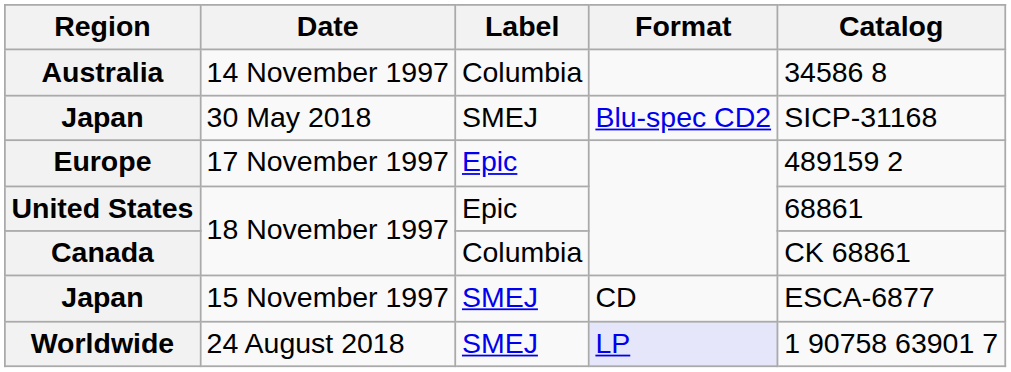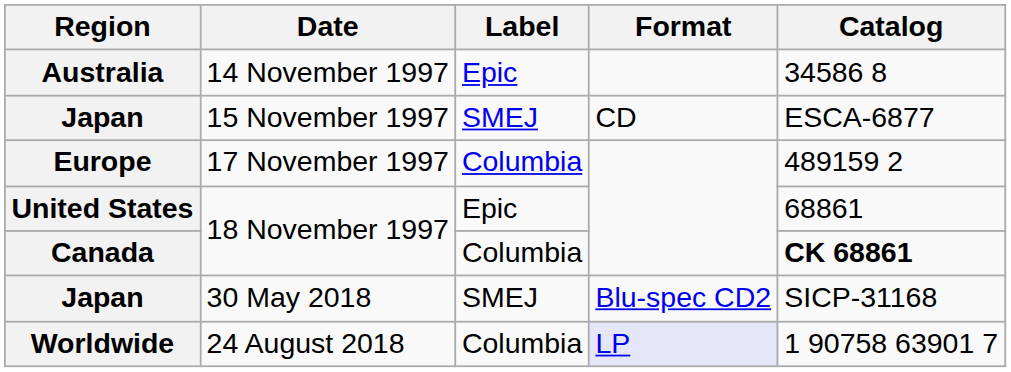(522, 72) Columbia -> (490, 72) Epic
rows swapped: (102, 298) <-> (102, 117)
(490, 162) Epic -> (522, 162) Columbia
(848, 252) normal -> (848, 252) bold
(500, 343) SMEJ -> (522, 343) Columbia
